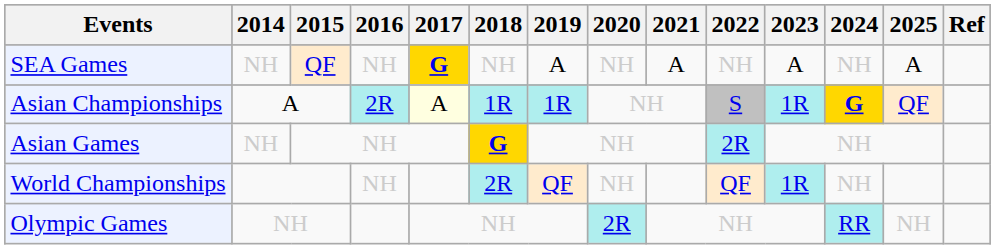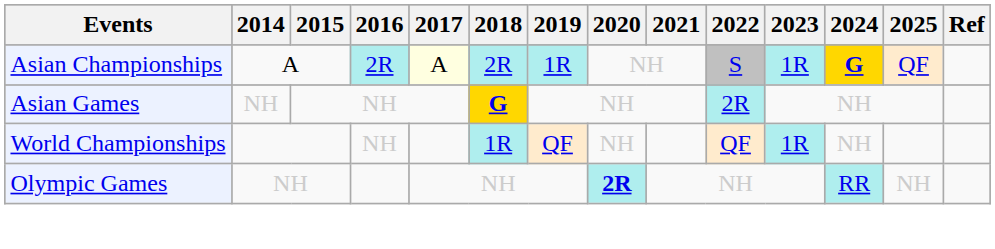- row: (69, 64)
(498, 104) 1R -> (498, 64) 2R
(498, 183) 2R -> (498, 143) 1R
(617, 223) normal -> (617, 183) bold
